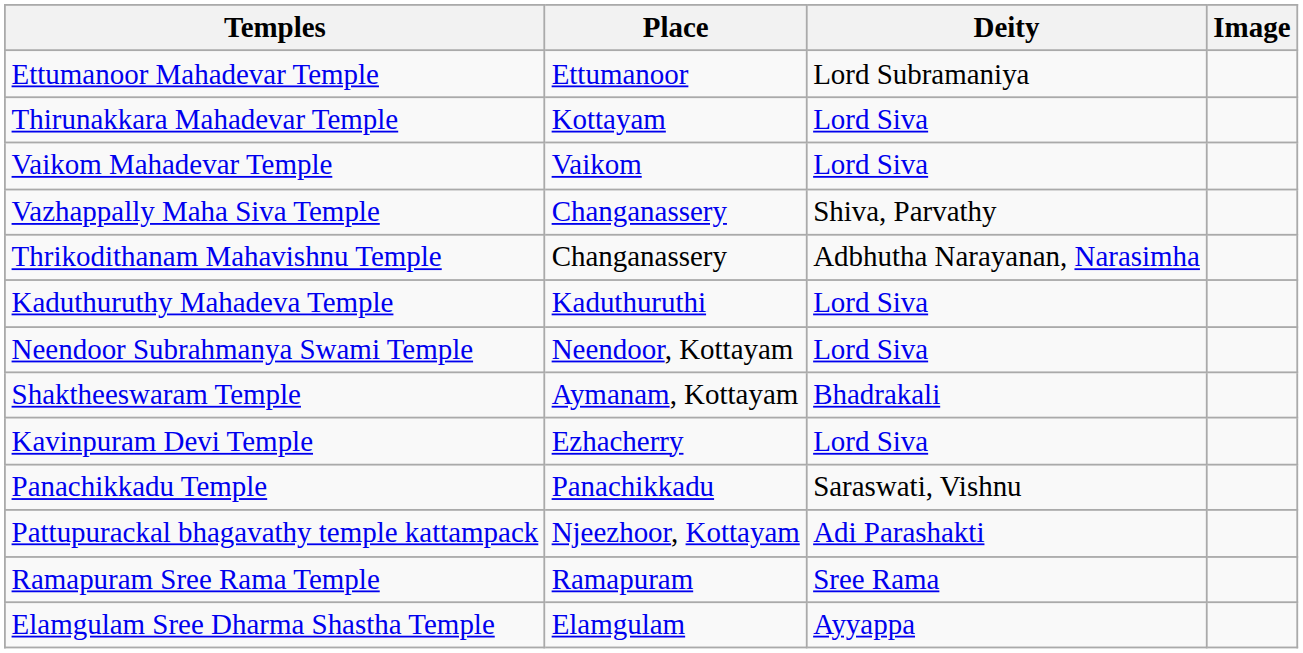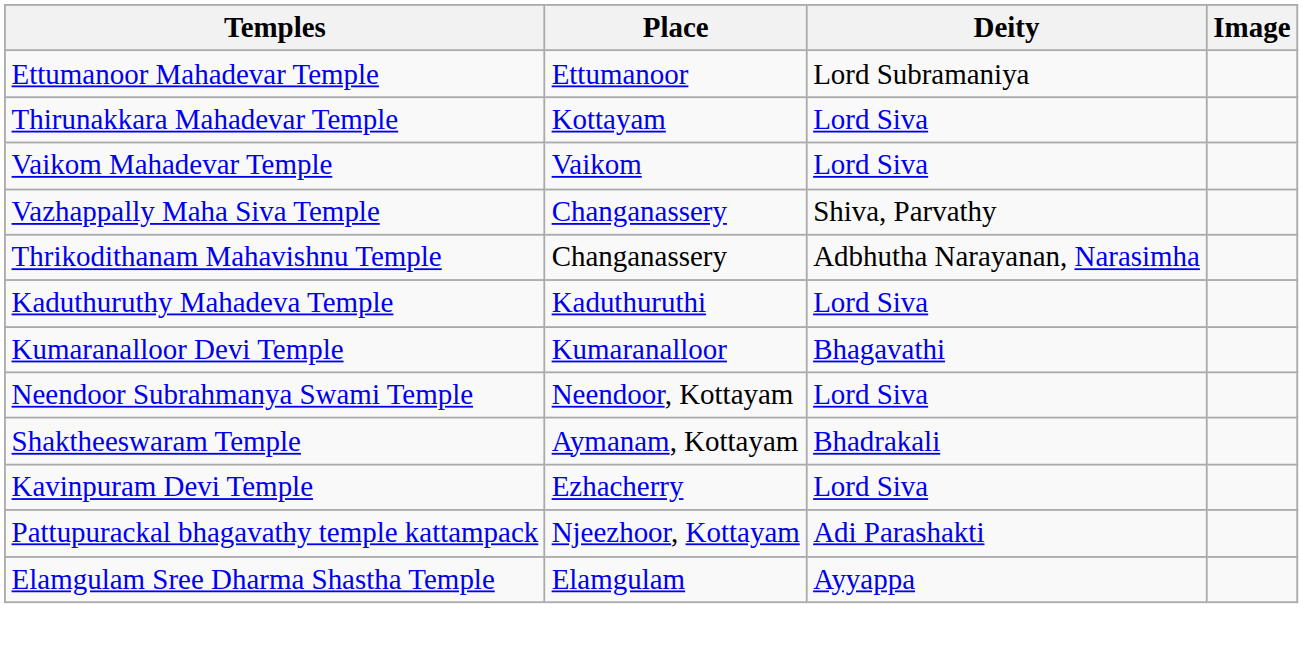+ row: (178, 348)
- row: (139, 486)
- row: (196, 578)
